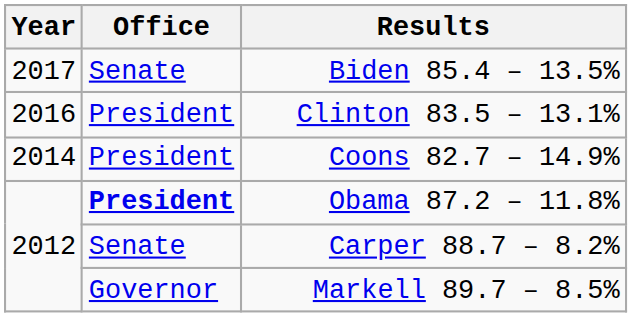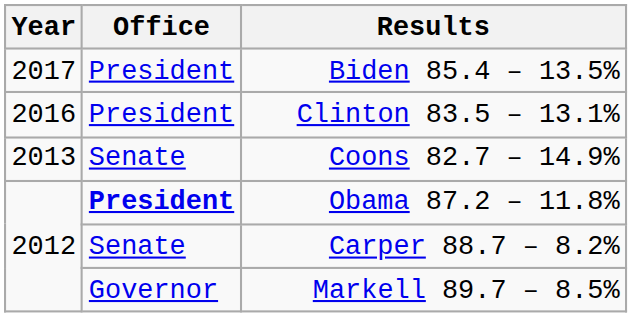(137, 71) Senate -> (162, 71) President
(44, 159) 2014 -> (44, 159) 2013
(162, 159) President -> (137, 159) Senate
